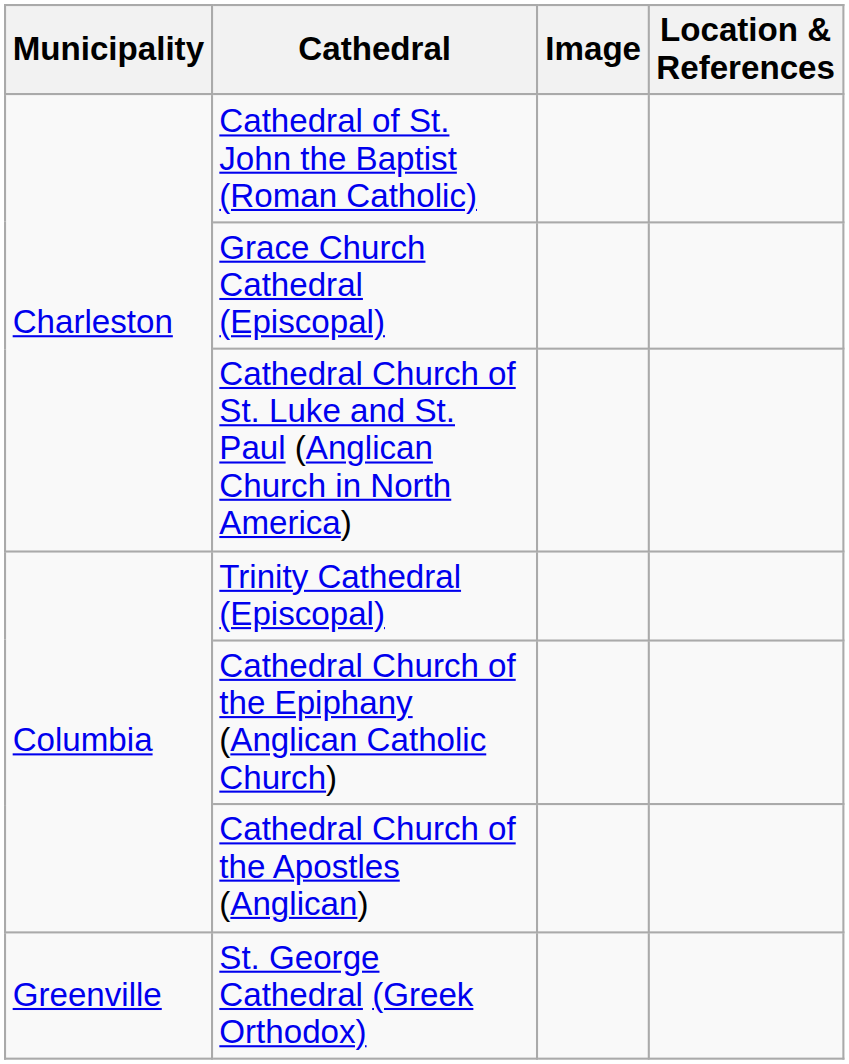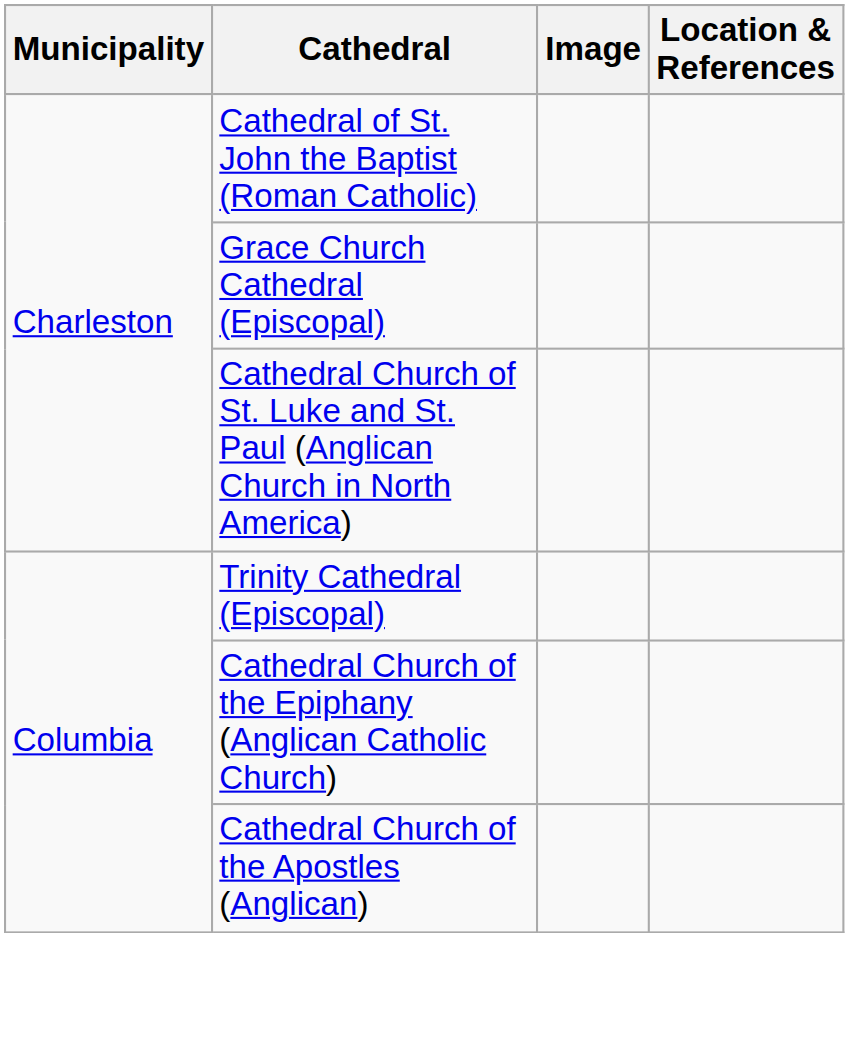- row: (346, 994)
